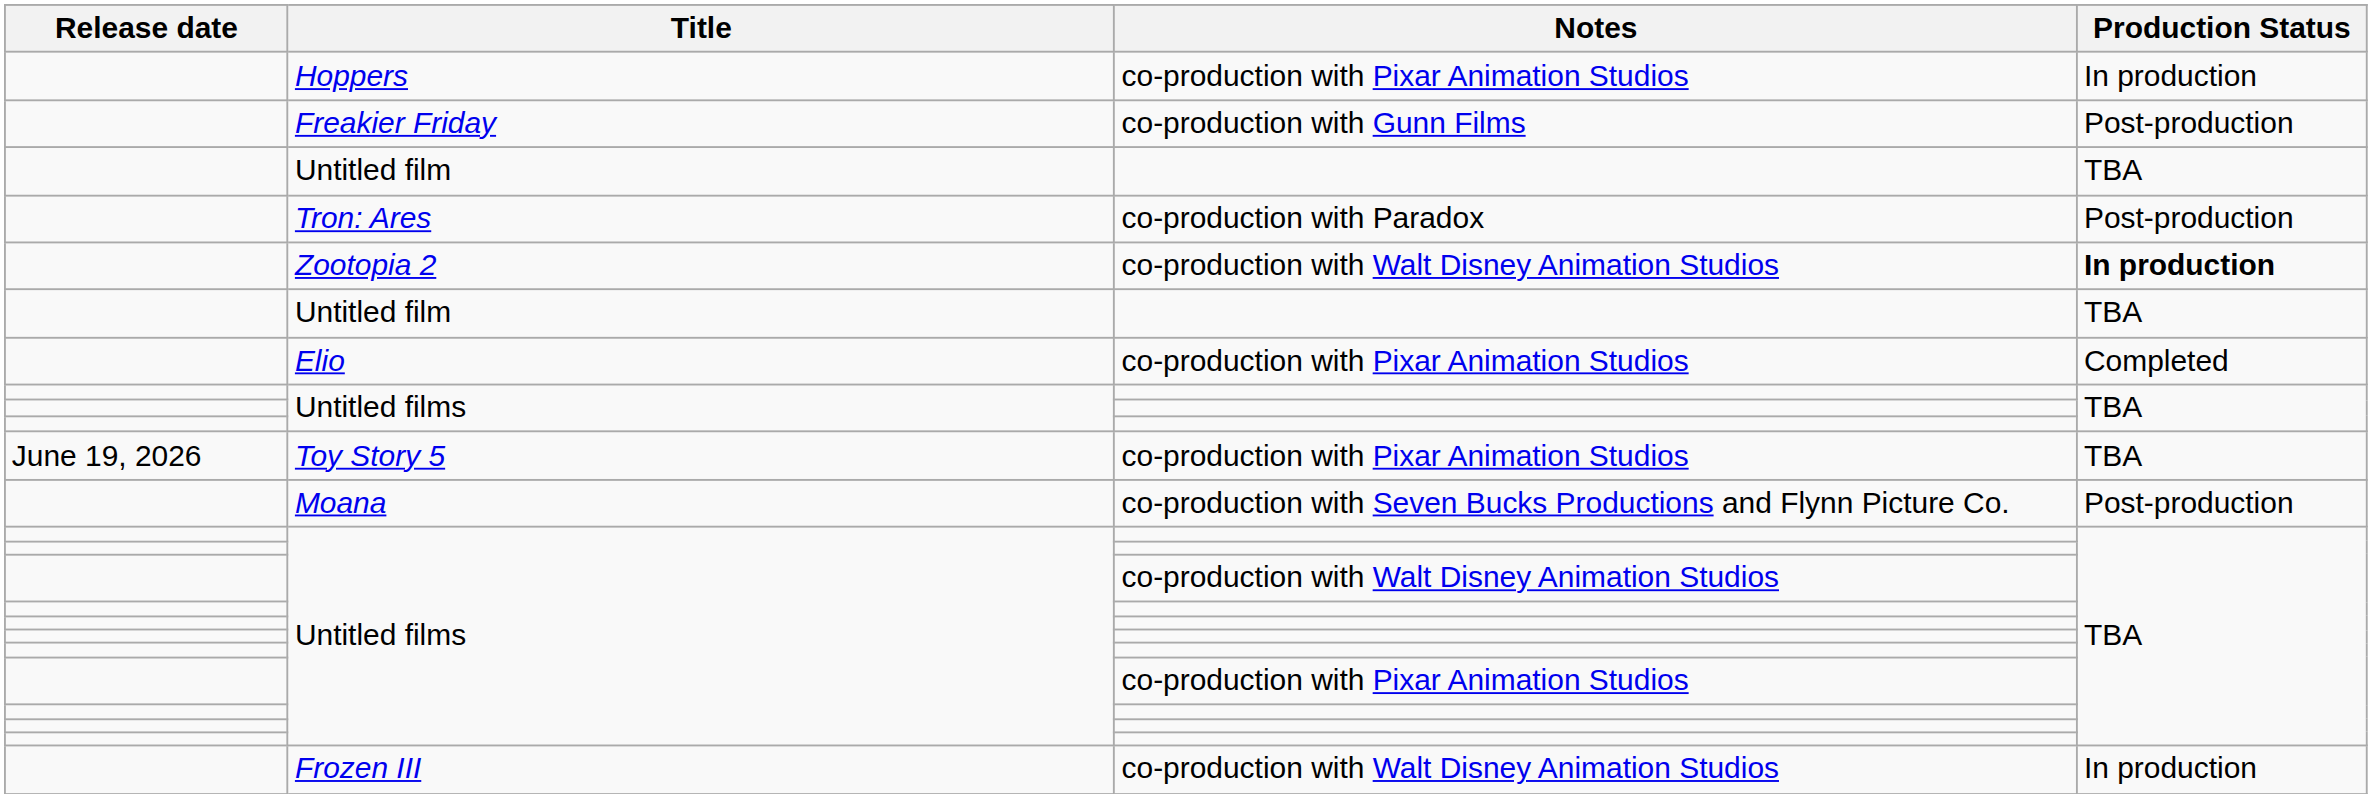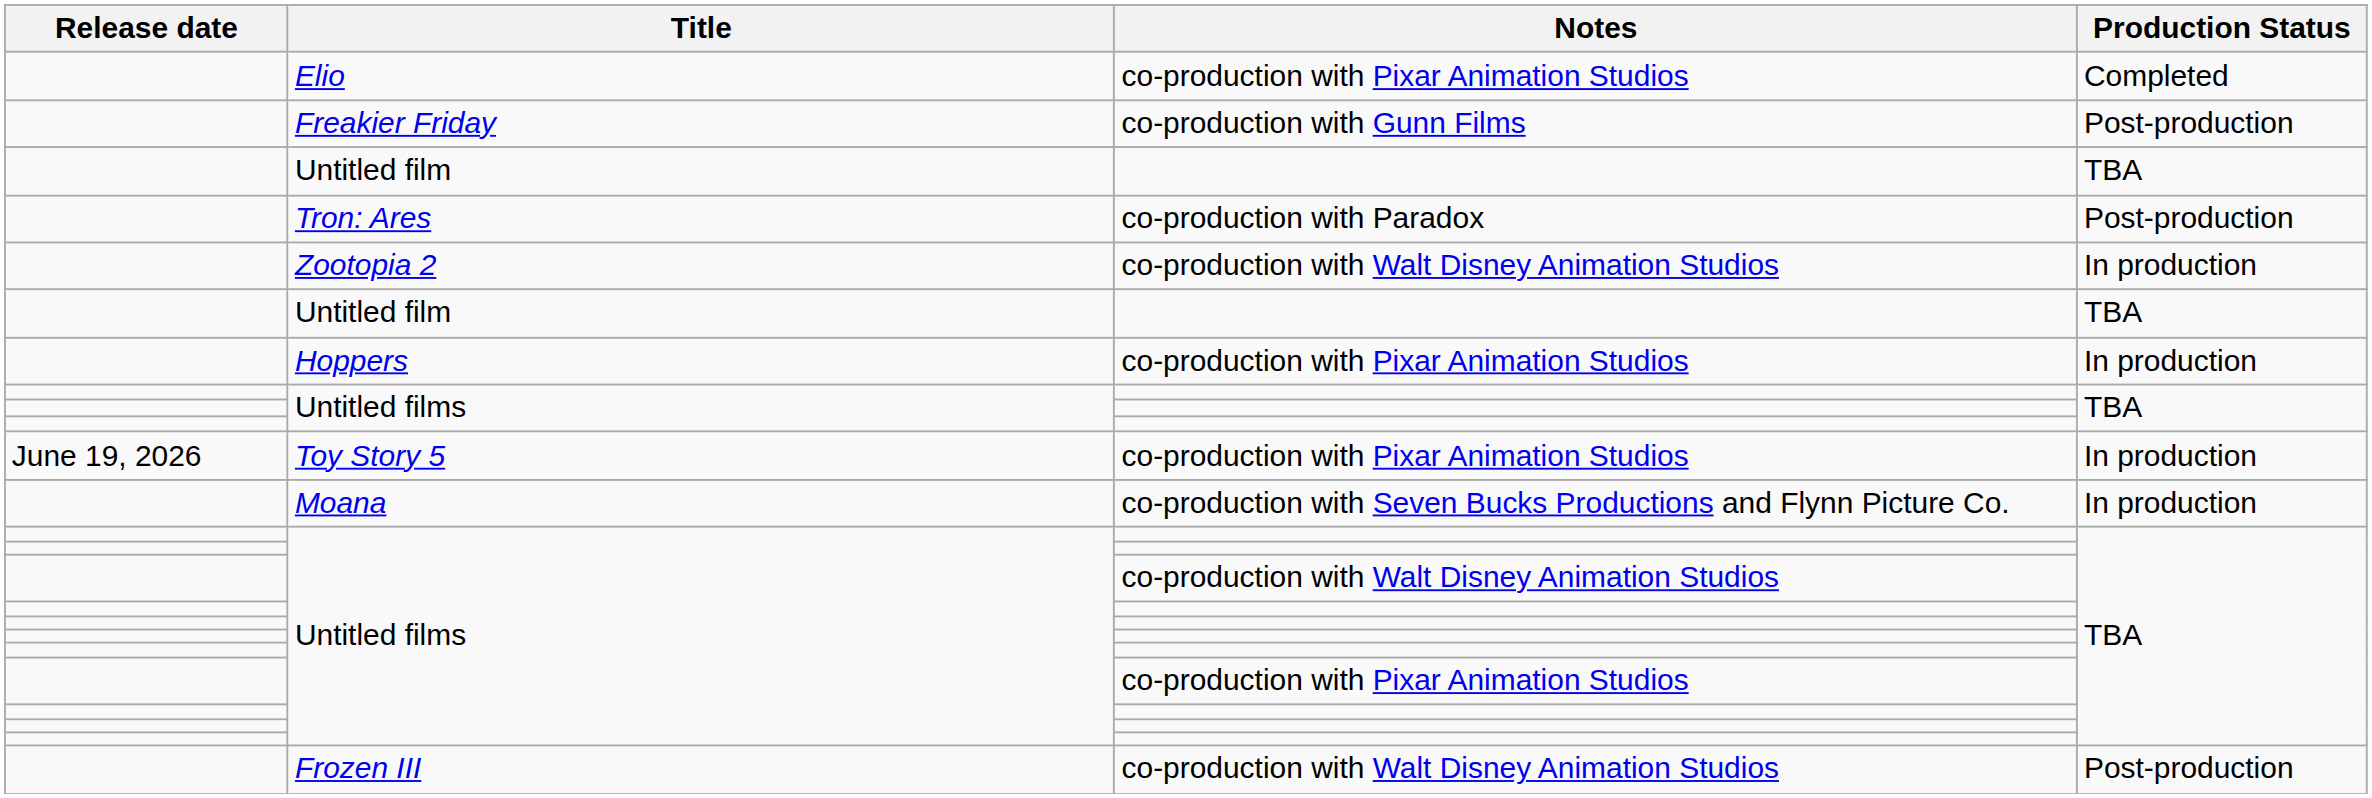rows swapped: (320, 360) <-> (351, 75)
(2180, 265) bold -> (2170, 265) normal
(2113, 455) TBA -> (2170, 455) In production
(2189, 502) Post-production -> (2170, 502) In production
(2170, 769) In production -> (2189, 769) Post-production
